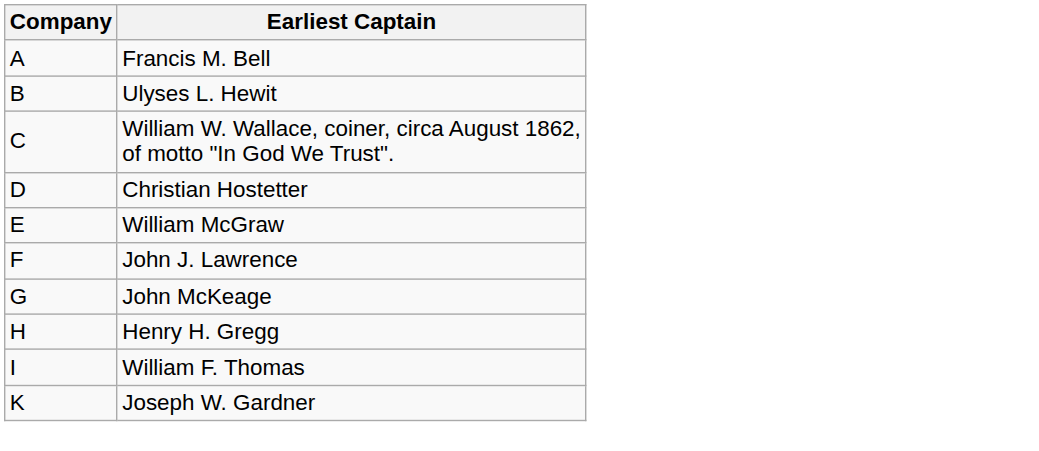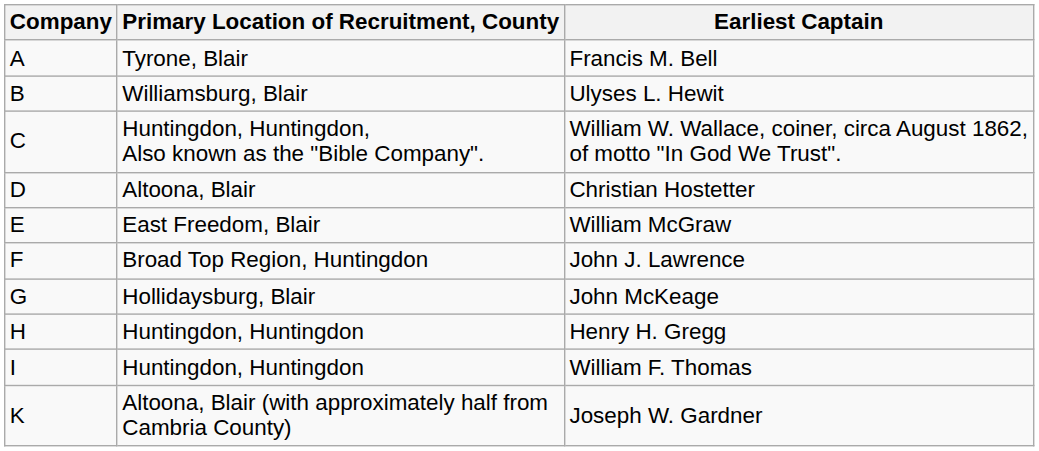+ column: (341, 22)
